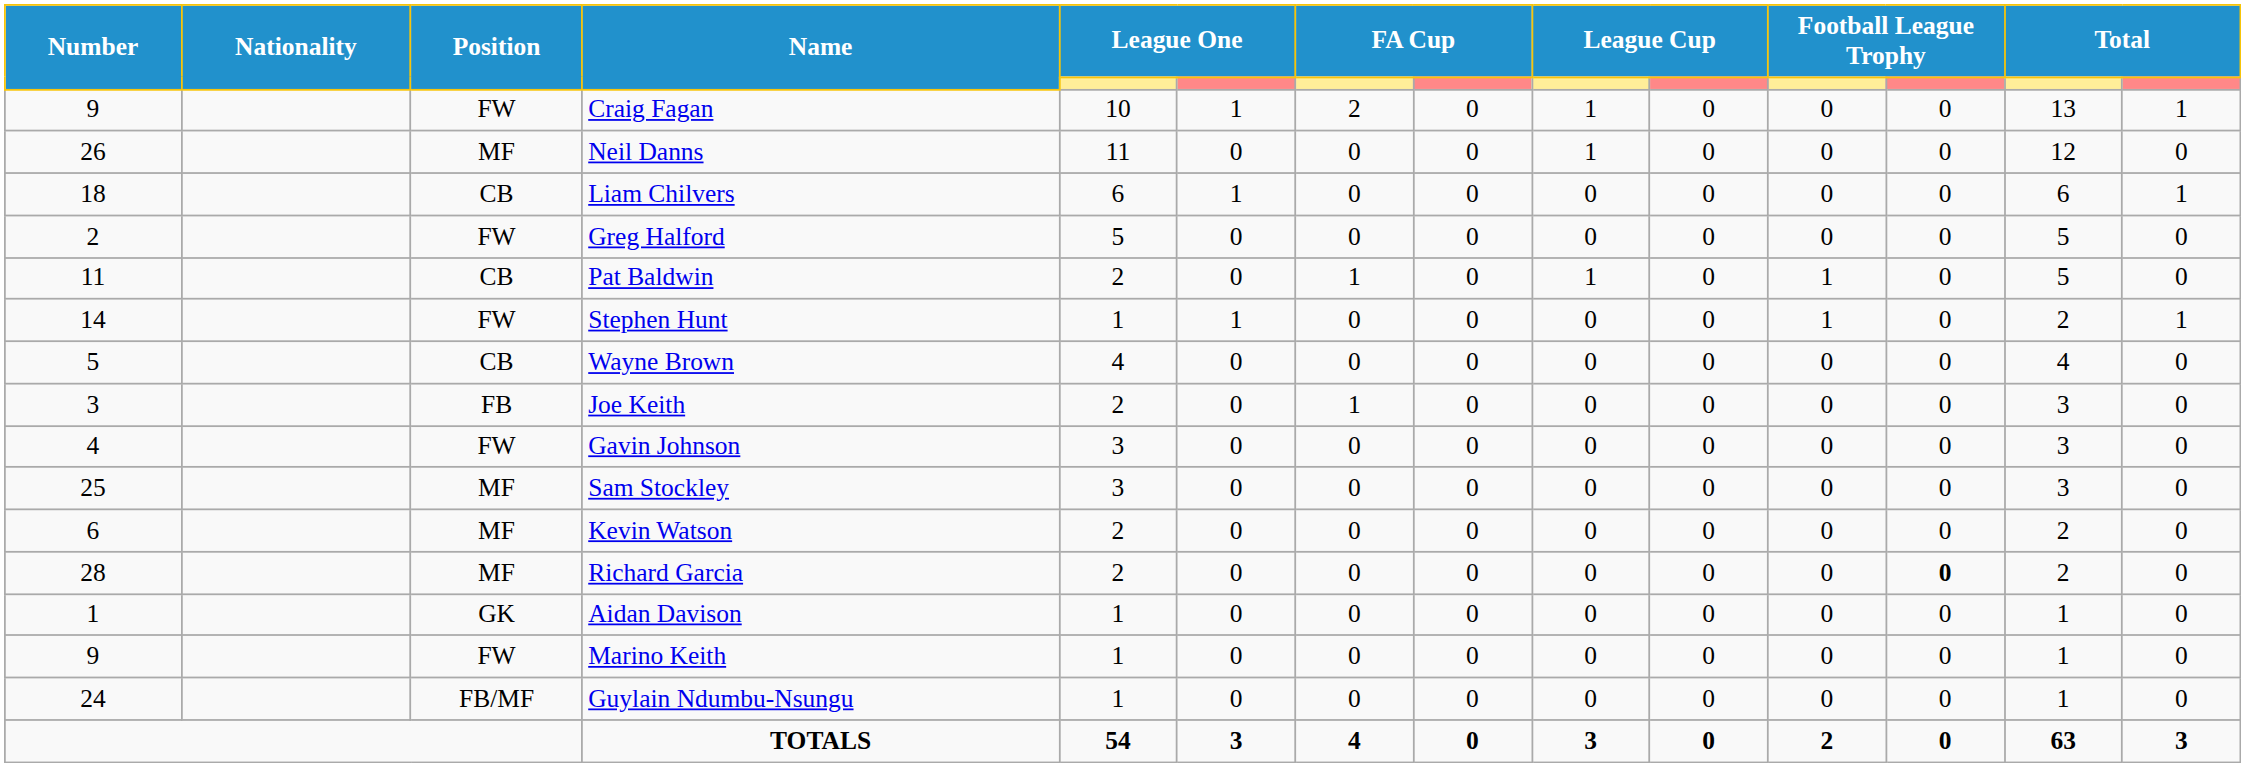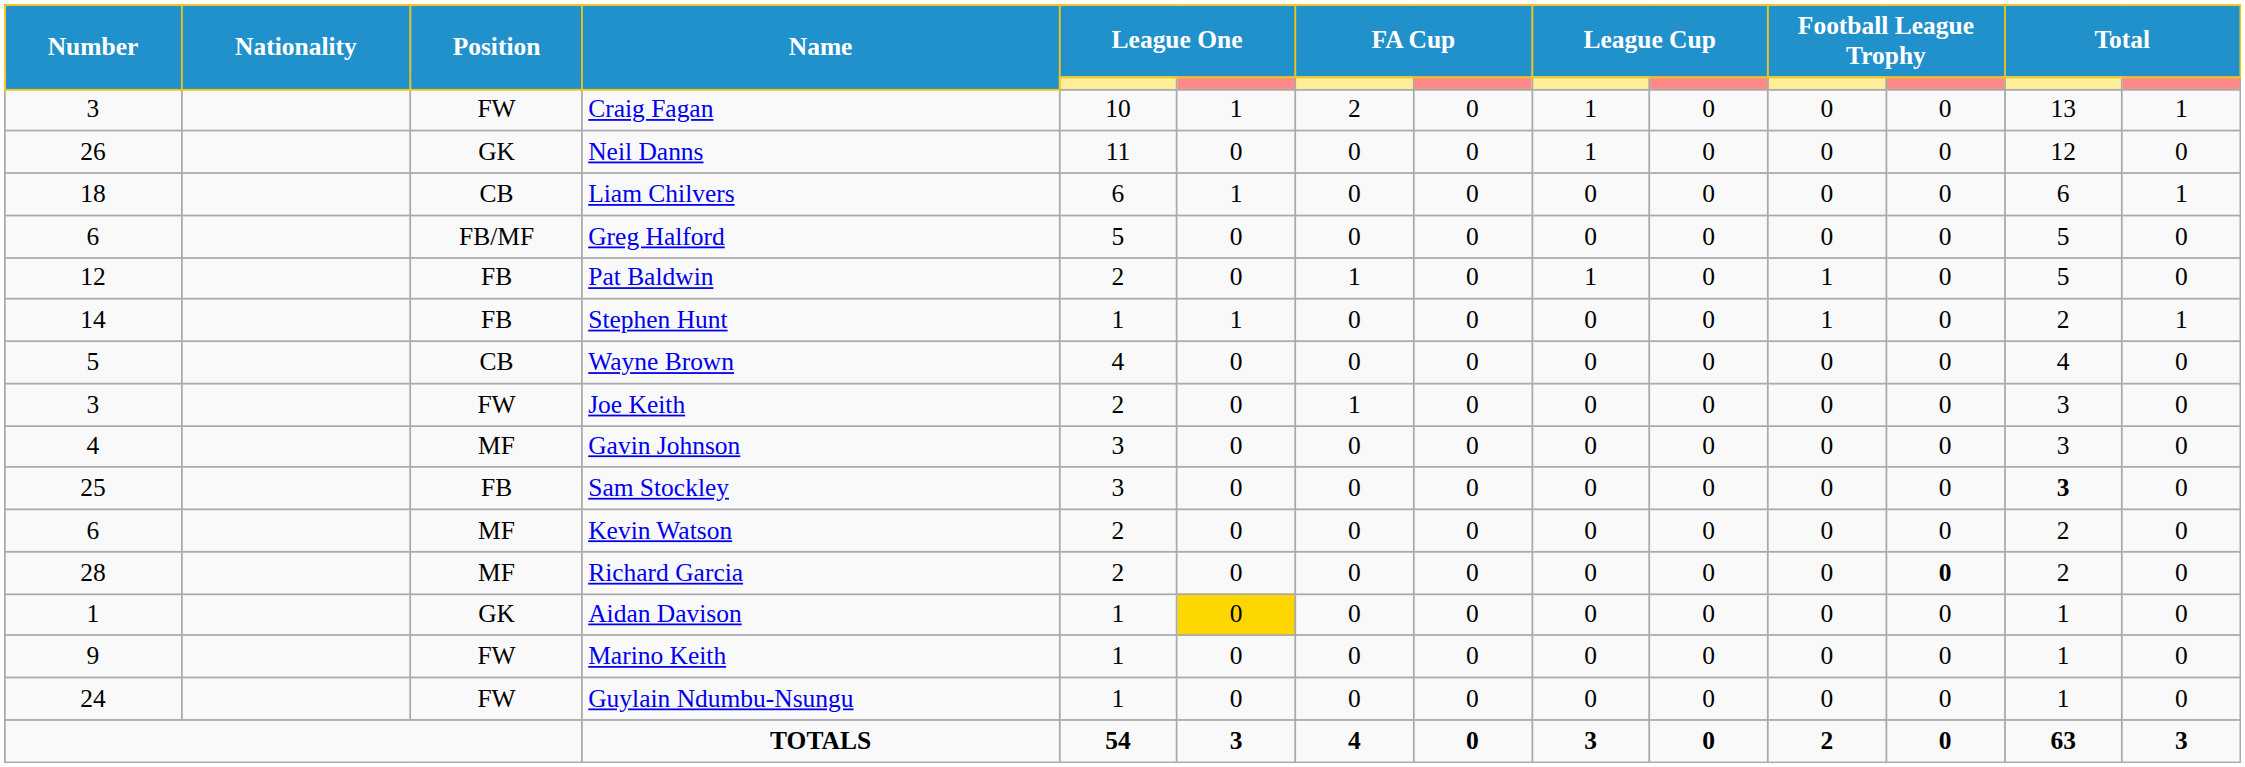(93, 109) 9 -> (93, 109) 3
(497, 152) MF -> (497, 152) GK
(93, 236) 2 -> (93, 236) 6
(497, 236) FW -> (497, 236) FB/MF
(93, 278) 11 -> (93, 278) 12
(497, 278) CB -> (497, 278) FB
(497, 320) FW -> (497, 320) FB
(497, 404) FB -> (497, 404) FW
(497, 446) FW -> (497, 446) MF
(497, 488) MF -> (497, 488) FB
(2063, 488) normal -> (2063, 488) bold
(1236, 614) no background -> (1236, 614) gold background
(497, 698) FB/MF -> (497, 698) FW
